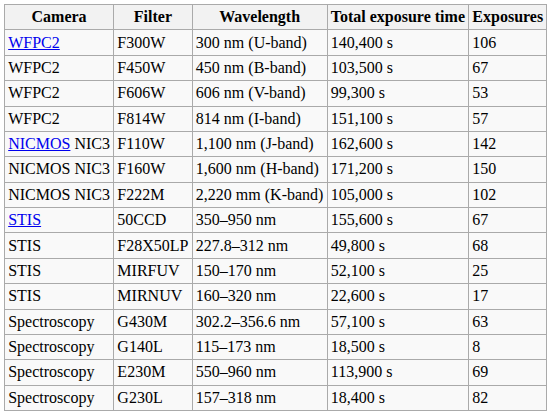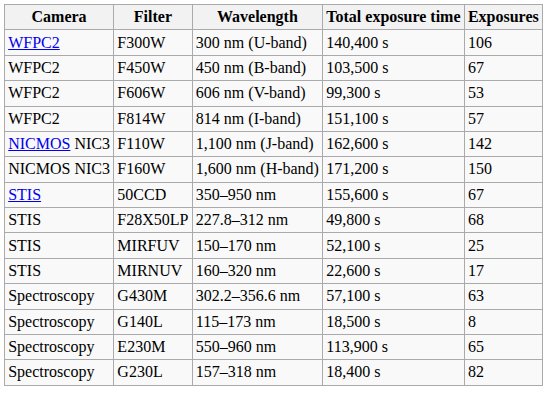- row: (141, 194)
(480, 372) 69 -> (476, 347) 65
